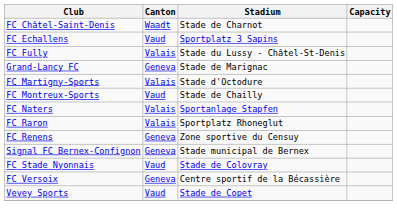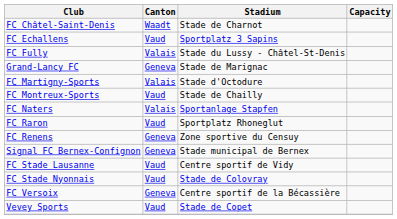(160, 123) Valais -> (155, 123) Vaud
+ row: (50, 165)
